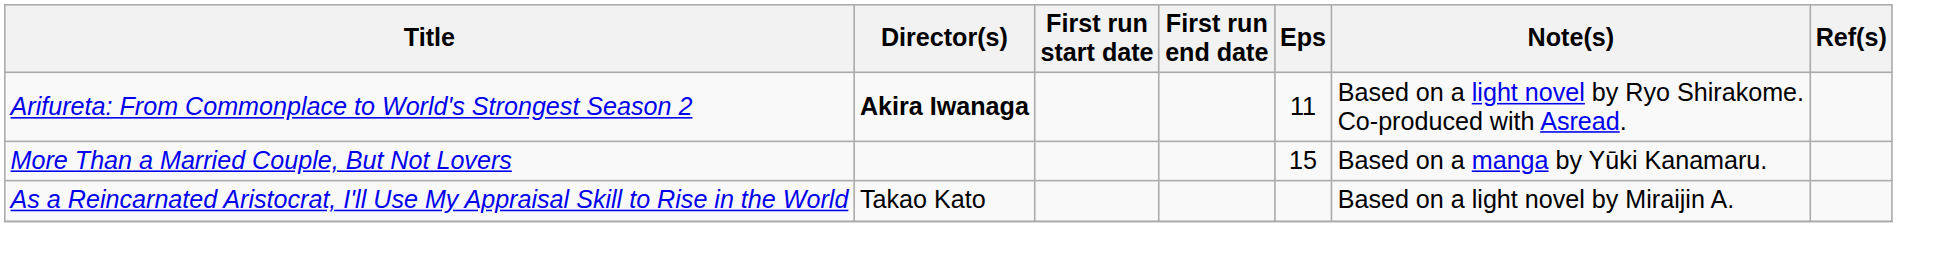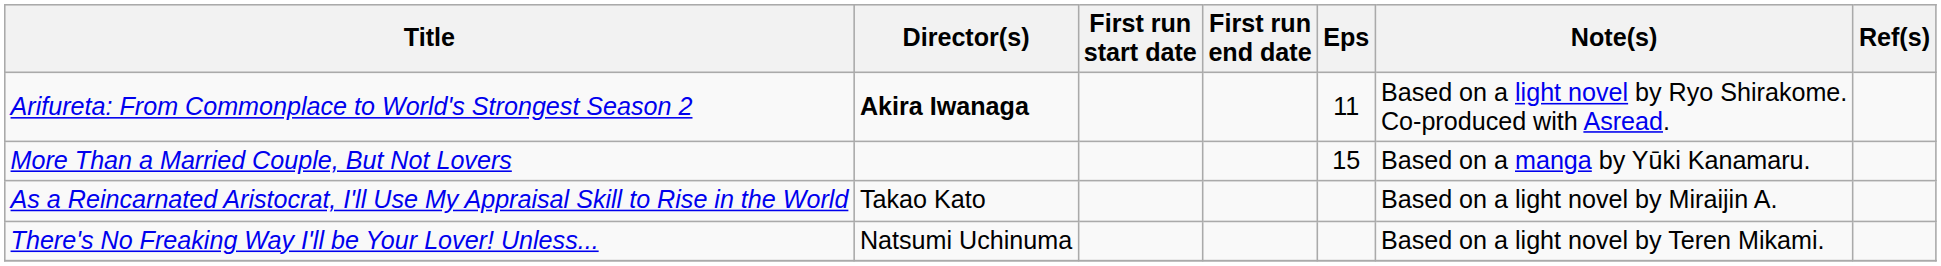+ row: (305, 240)
